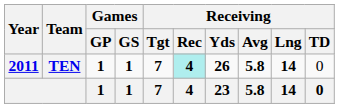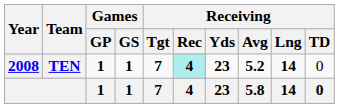(24, 66) 2011 -> (24, 66) 2008
(222, 66) 26 -> (222, 66) 23
(255, 66) 5.8 -> (255, 66) 5.2
